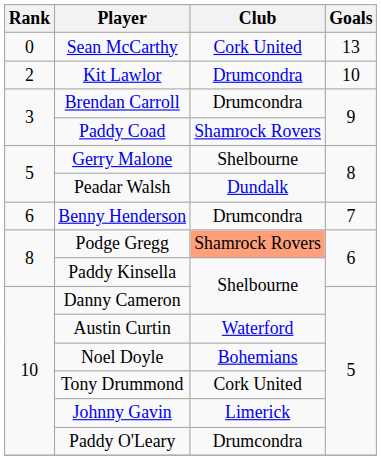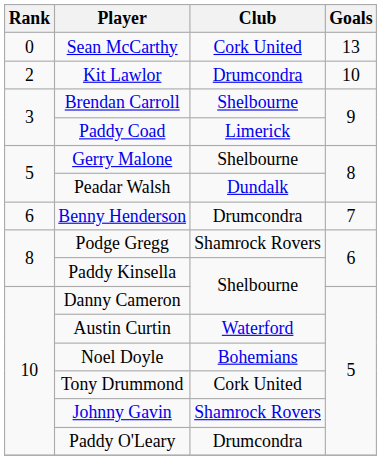(258, 103) Drumcondra -> (258, 103) Shelbourne
(258, 131) Shamrock Rovers -> (258, 131) Limerick
(258, 243) lightsalmon background -> (258, 243) no background
(258, 412) Limerick -> (258, 412) Shamrock Rovers
